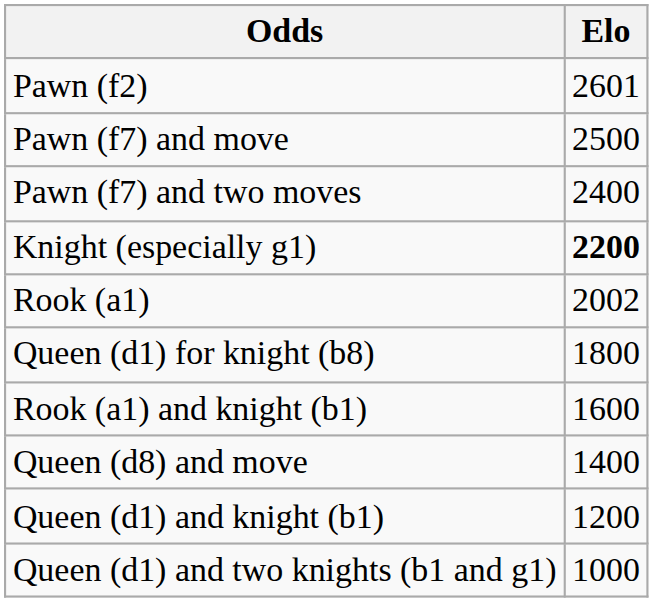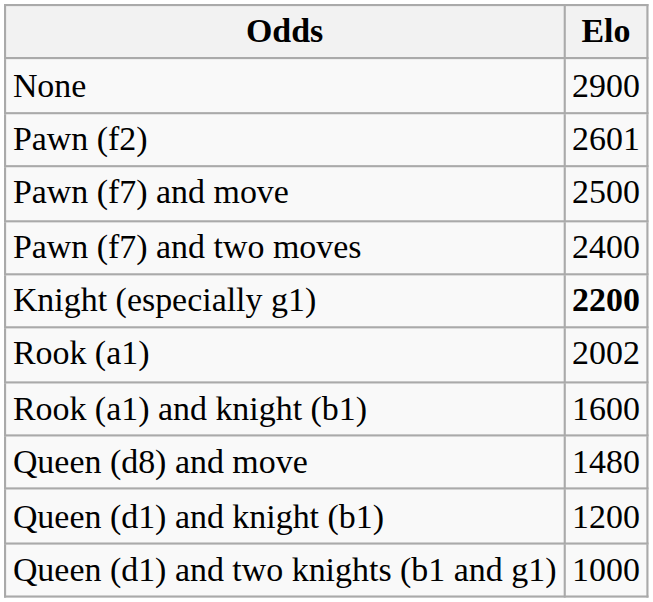+ row: (50, 85)
- row: (194, 354)
(606, 461) 1400 -> (606, 461) 1480
